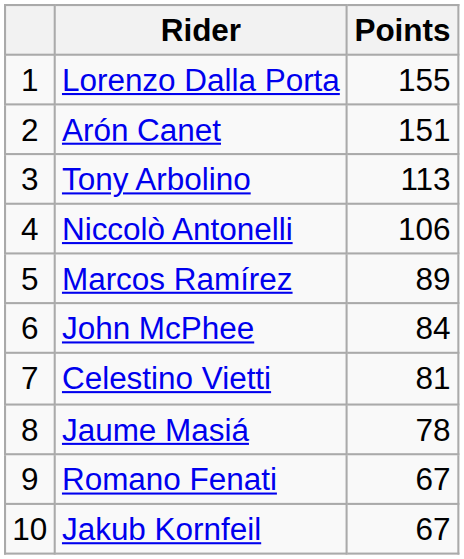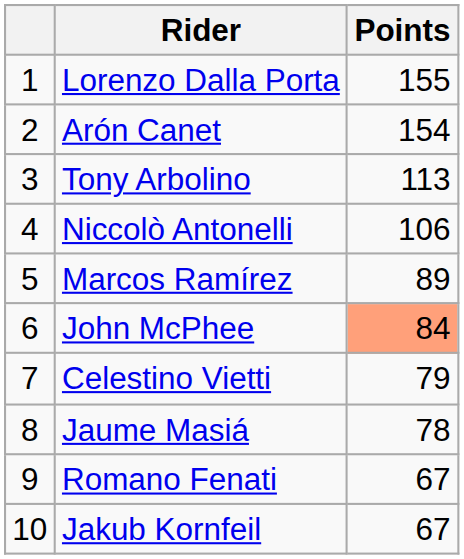(424, 130) 151 -> (424, 130) 154
(433, 329) no background -> (433, 329) lightsalmon background
(433, 379) 81 -> (433, 379) 79
